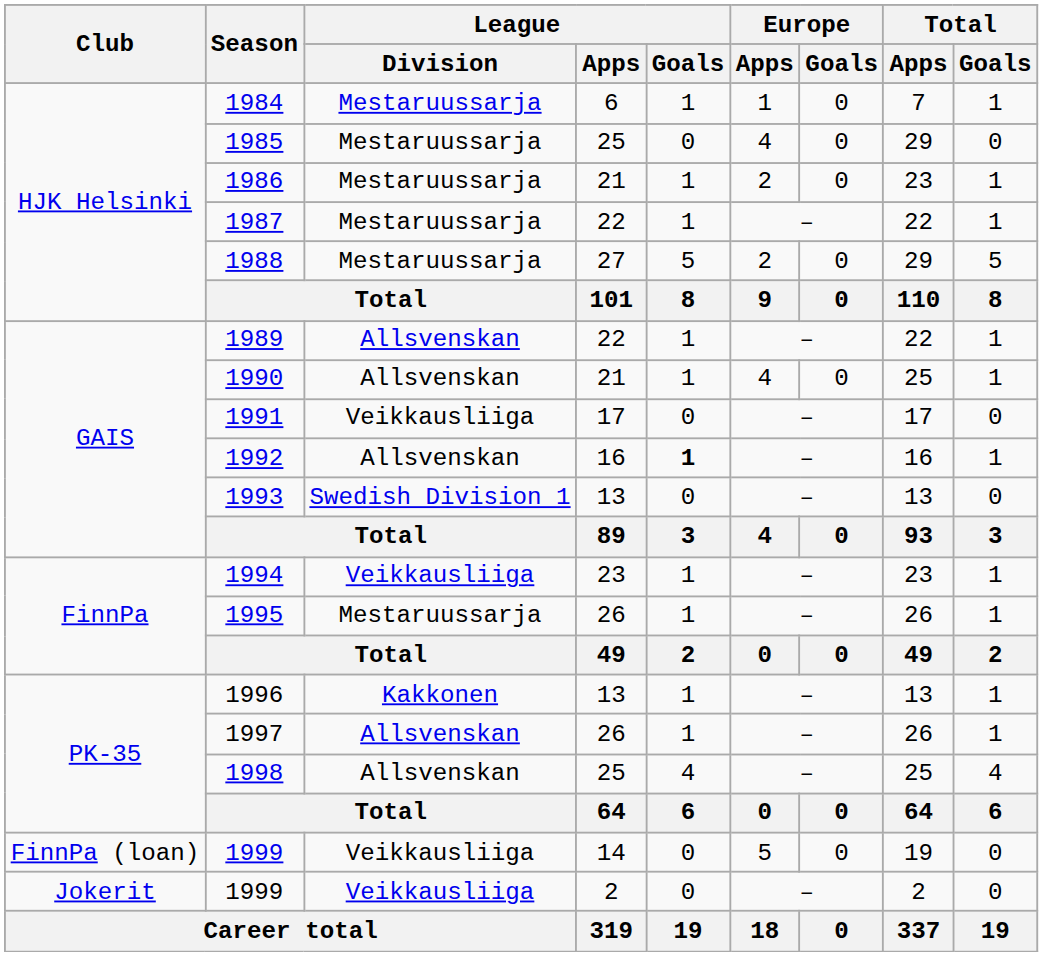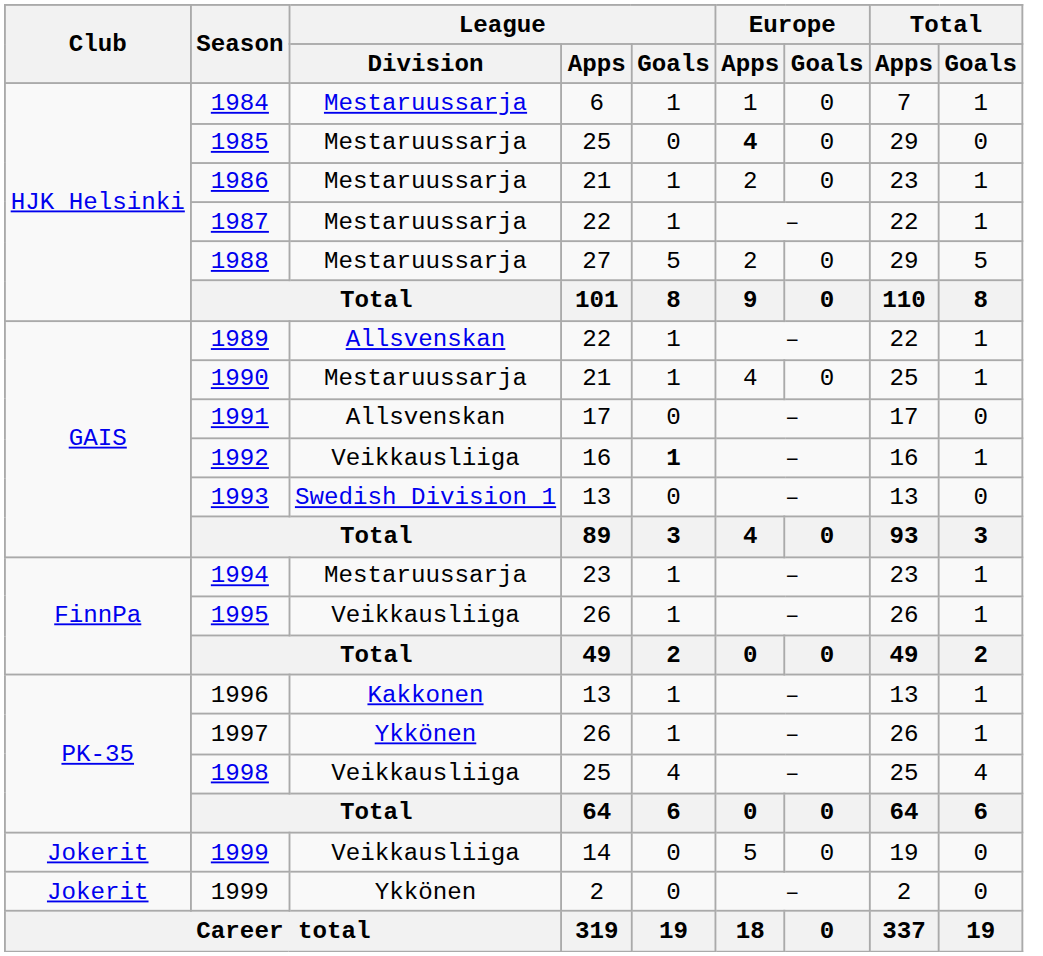(765, 143) normal -> (750, 143) bold
(440, 379) Allsvenskan -> (426, 379) Mestaruussarja
(440, 419) Veikkausliiga -> (426, 419) Allsvenskan
(440, 458) Allsvenskan -> (426, 458) Veikkausliiga
(440, 576) Veikkausliiga -> (426, 576) Mestaruussarja
(440, 616) Mestaruussarja -> (426, 616) Veikkausliiga
(440, 734) Allsvenskan -> (426, 734) Ykkönen
(440, 773) Allsvenskan -> (426, 773) Veikkausliiga
(105, 852) FinnPa (loan) -> (98, 852) Jokerit
(440, 892) Veikkausliiga -> (426, 892) Ykkönen
